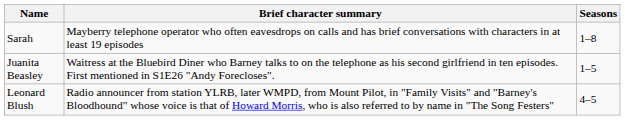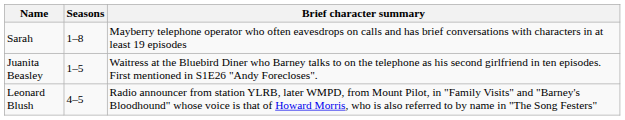columns swapped: (598, 13) <-> (320, 13)
